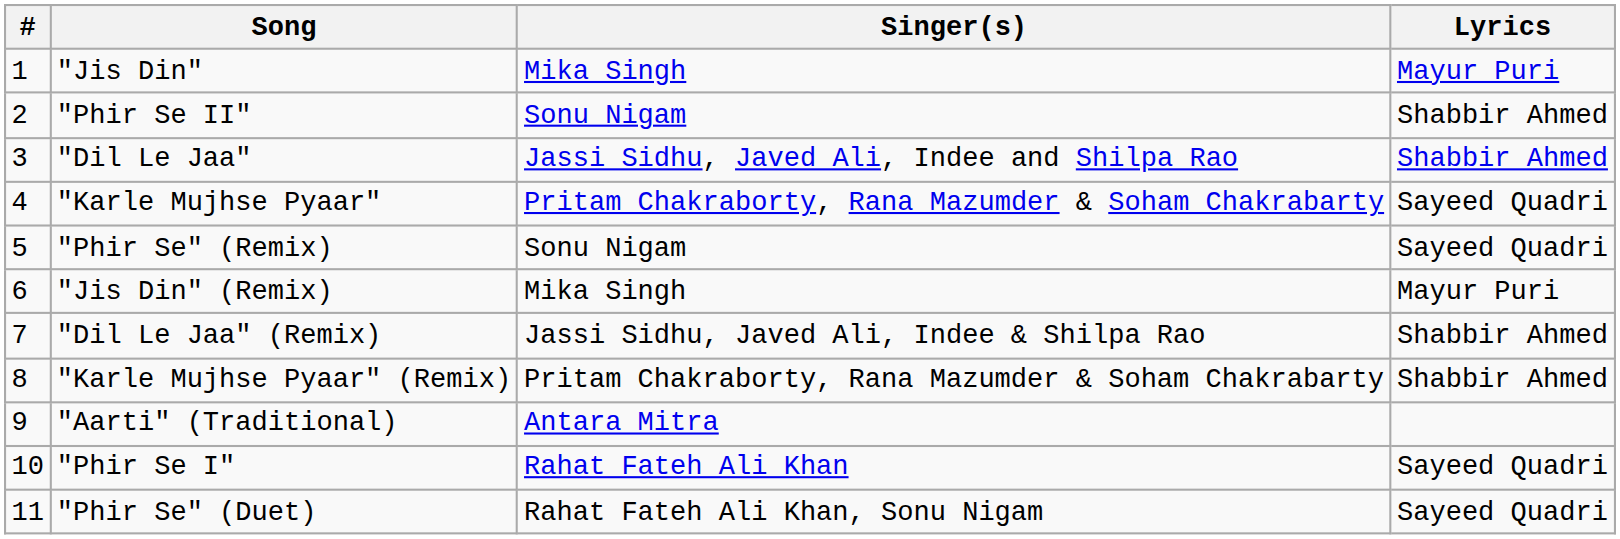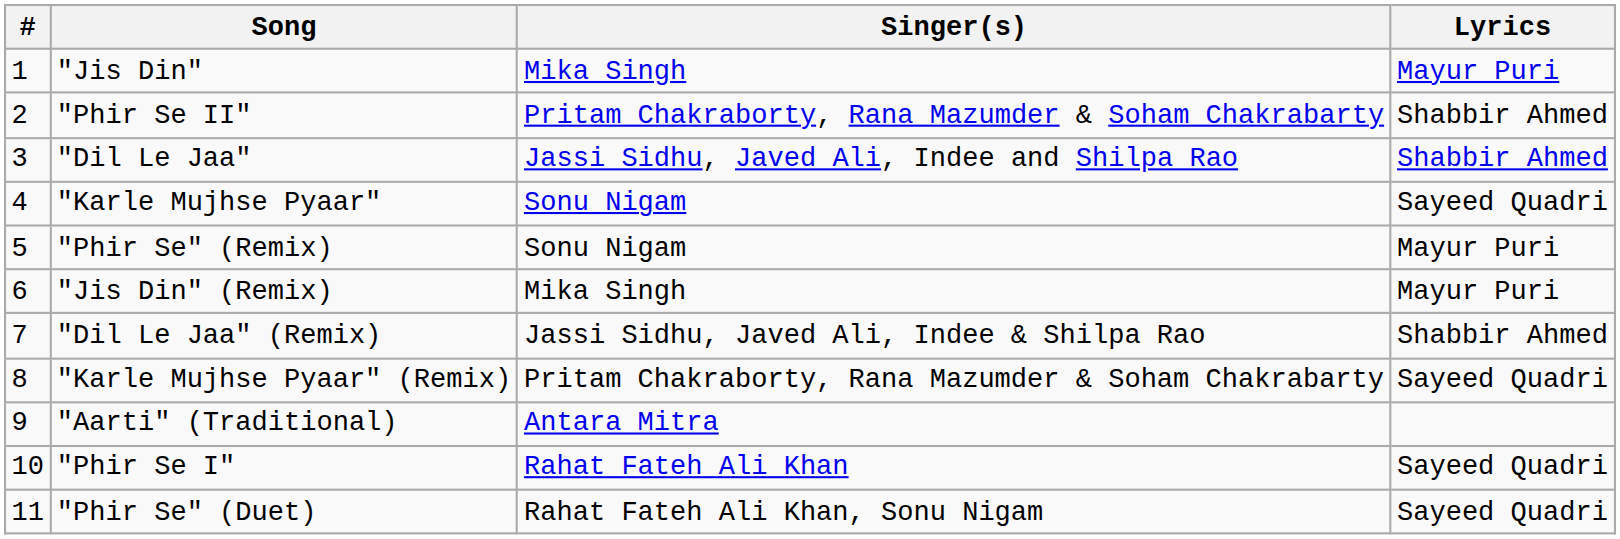(605, 115) Sonu Nigam -> (954, 115) Pritam Chakraborty, Rana Mazumder & Soham Chakrabarty
(954, 203) Pritam Chakraborty, Rana Mazumder & Soham Chakrabarty -> (605, 203) Sonu Nigam
(1502, 247) Sayeed Quadri -> (1478, 247) Mayur Puri
(1502, 380) Shabbir Ahmed -> (1502, 380) Sayeed Quadri
